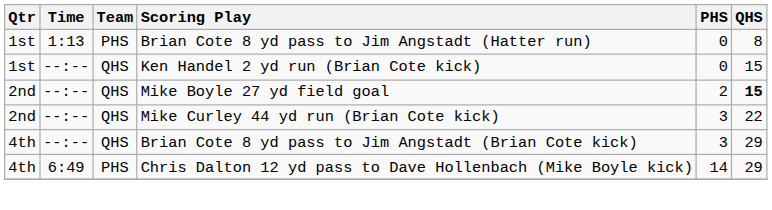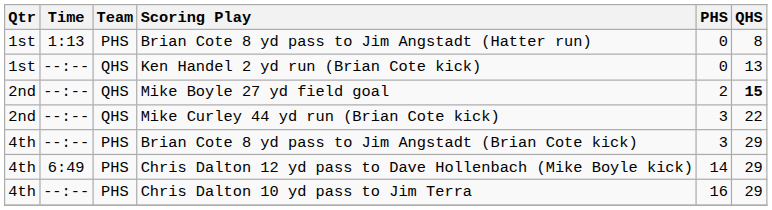(754, 67) 15 -> (754, 67) 13
(115, 142) QHS -> (115, 142) PHS
+ row: (306, 192)
